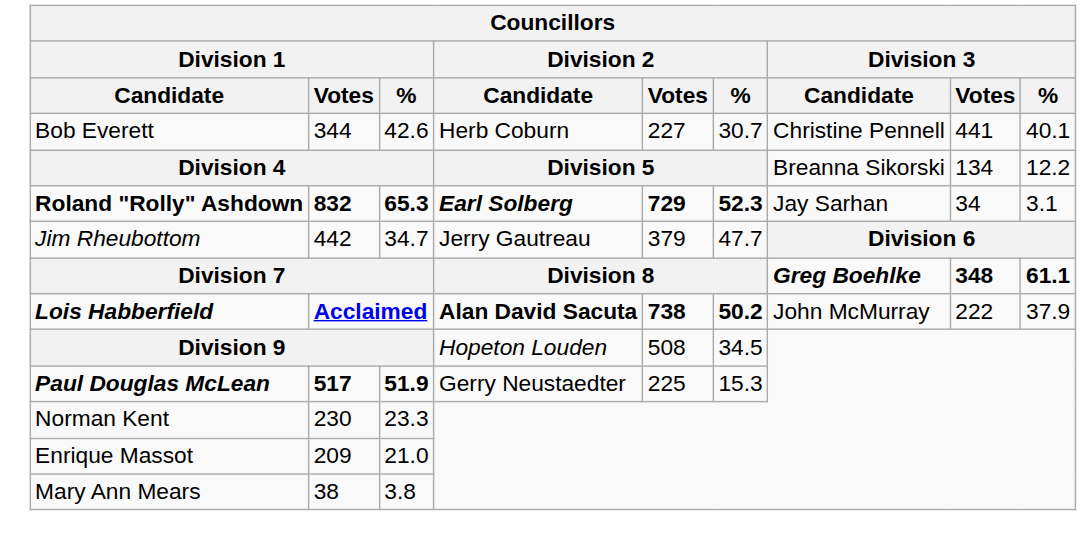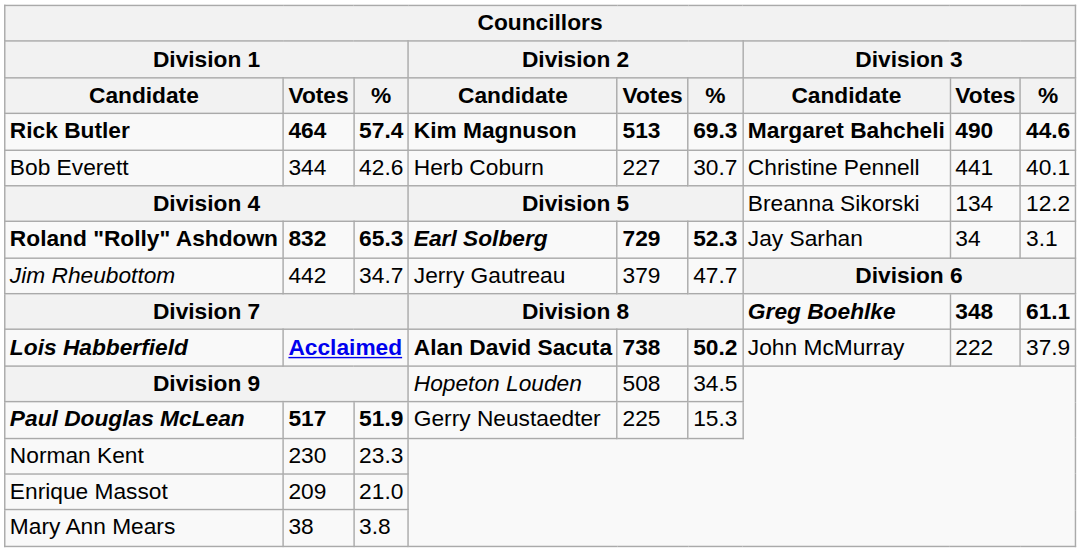+ row: (70, 131)
